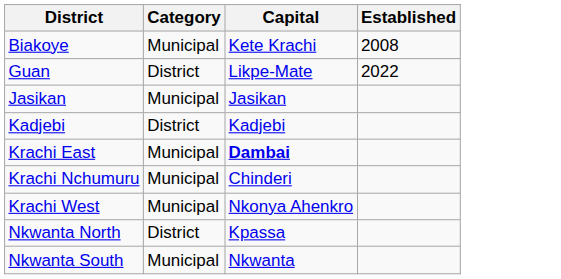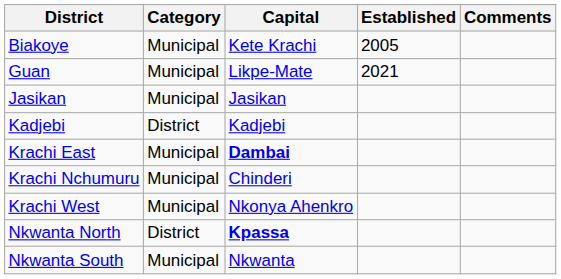+ column: (508, 17)
(380, 44) 2008 -> (380, 44) 2005
(173, 71) District -> (183, 71) Municipal
(380, 71) 2022 -> (380, 71) 2021
(257, 233) normal -> (259, 233) bold
